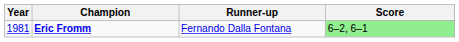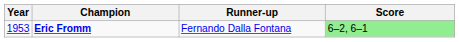(18, 29) 1981 -> (18, 29) 1953
